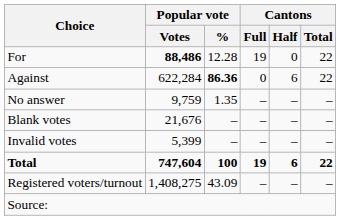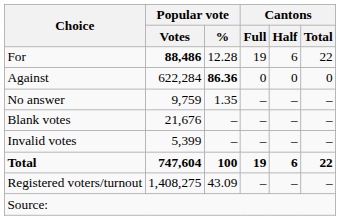(294, 57) 0 -> (294, 57) 6
(294, 78) 6 -> (294, 78) 0
(326, 78) 22 -> (329, 78) 0
